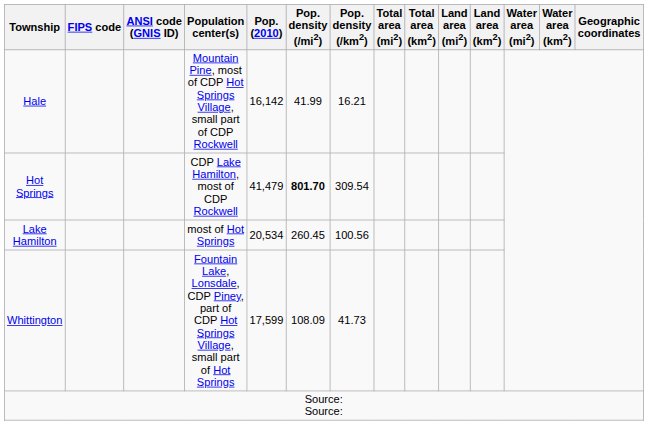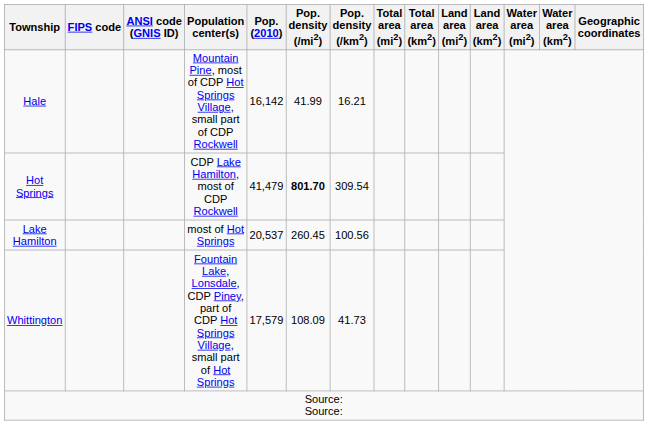(266, 235) 20,534 -> (266, 235) 20,537
(266, 321) 17,599 -> (266, 321) 17,579
